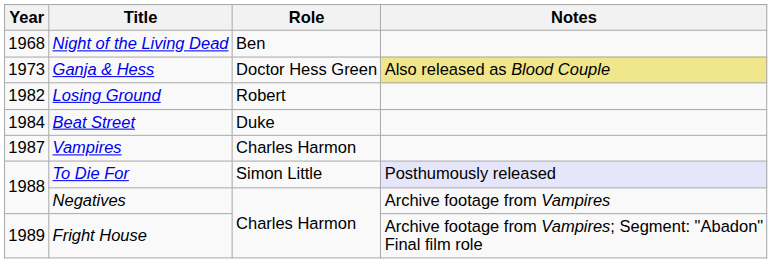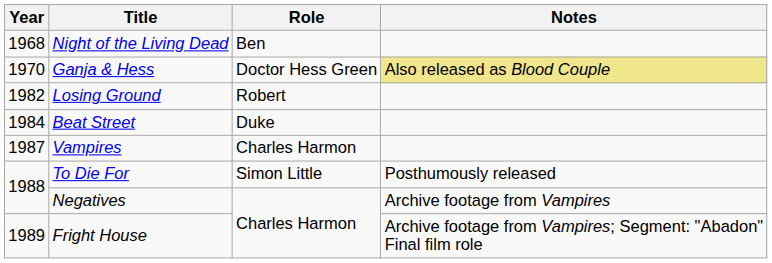(27, 69) 1973 -> (27, 69) 1970
(470, 174) lavender background -> (470, 174) no background
